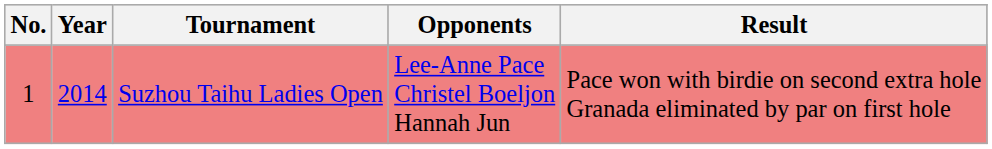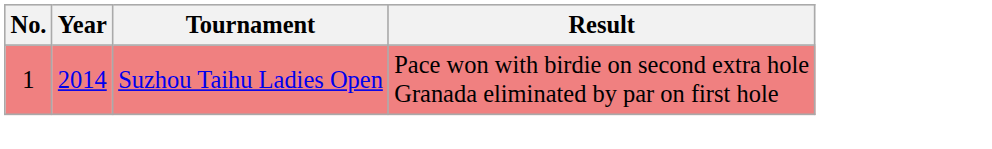- column: (475, 24)
